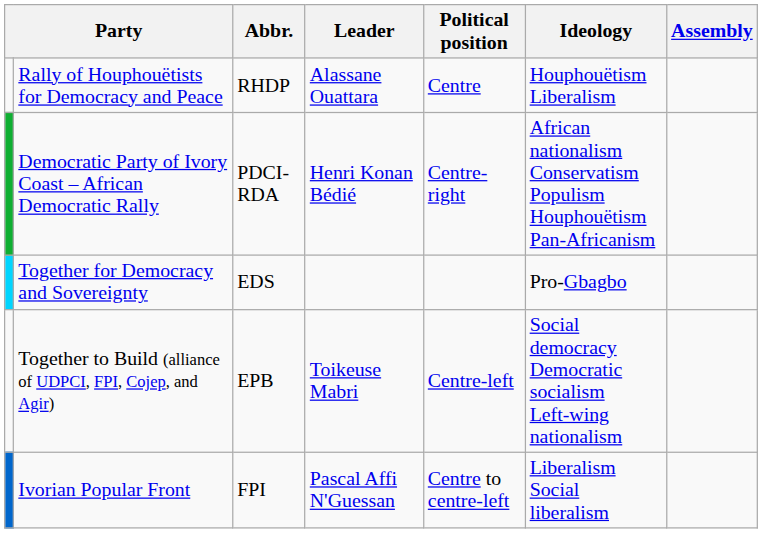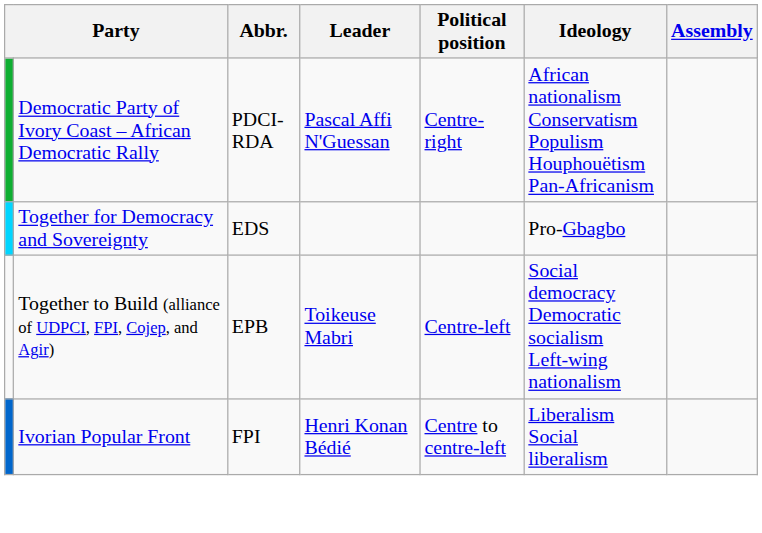- row: (121, 85)
(361, 183) Henri Konan Bédié -> (348, 129) Pascal Affi N'Guessan
(353, 490) Pascal Affi N'Guessan -> (356, 436) Henri Konan Bédié
